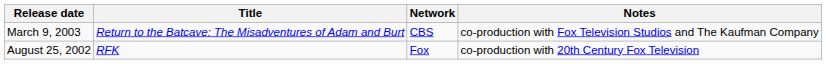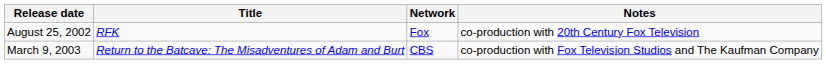rows swapped: (49, 50) <-> (44, 31)
